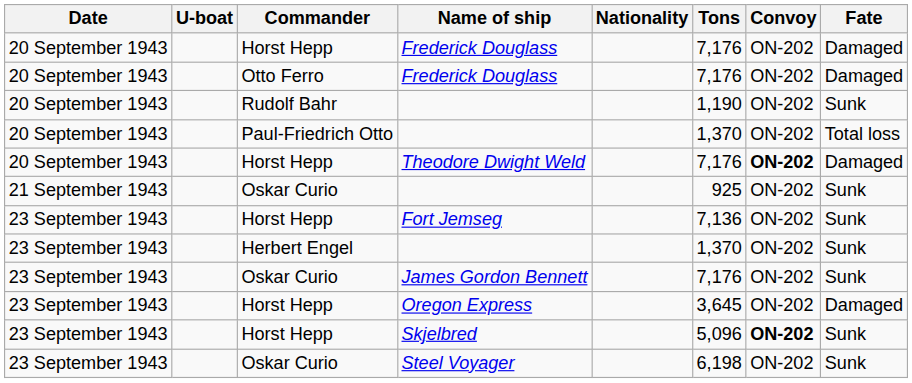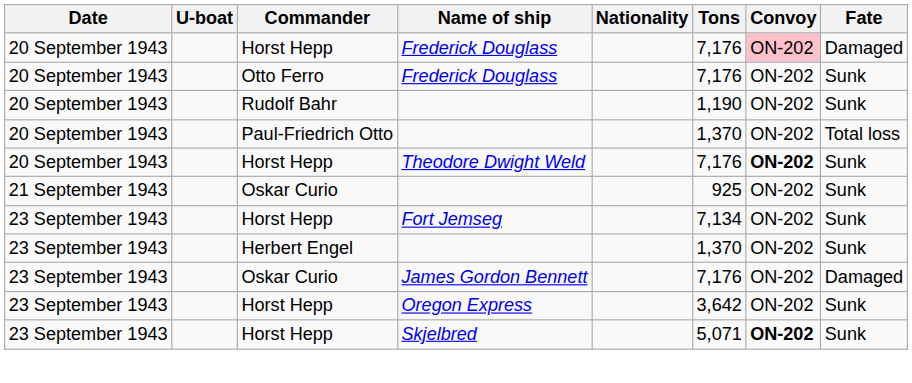(782, 47) no background -> (782, 47) pink background
(864, 76) Damaged -> (845, 76) Sunk
(864, 162) Damaged -> (845, 162) Sunk
(719, 219) 7,136 -> (719, 219) 7,134
(845, 276) Sunk -> (864, 276) Damaged
(719, 305) 3,645 -> (719, 305) 3,642
(864, 305) Damaged -> (845, 305) Sunk
(719, 334) 5,096 -> (719, 334) 5,071
- row: (290, 362)
